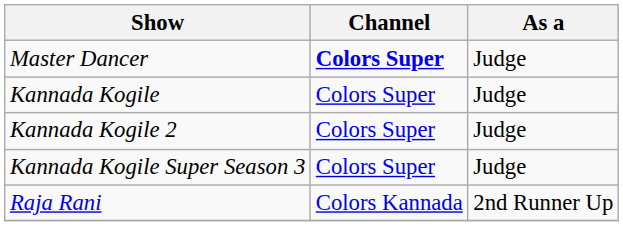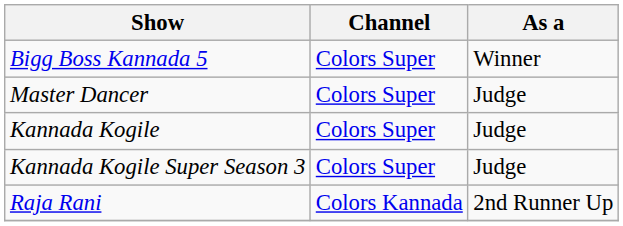+ row: (109, 58)
(380, 58) bold -> (375, 94) normal
- row: (93, 130)
